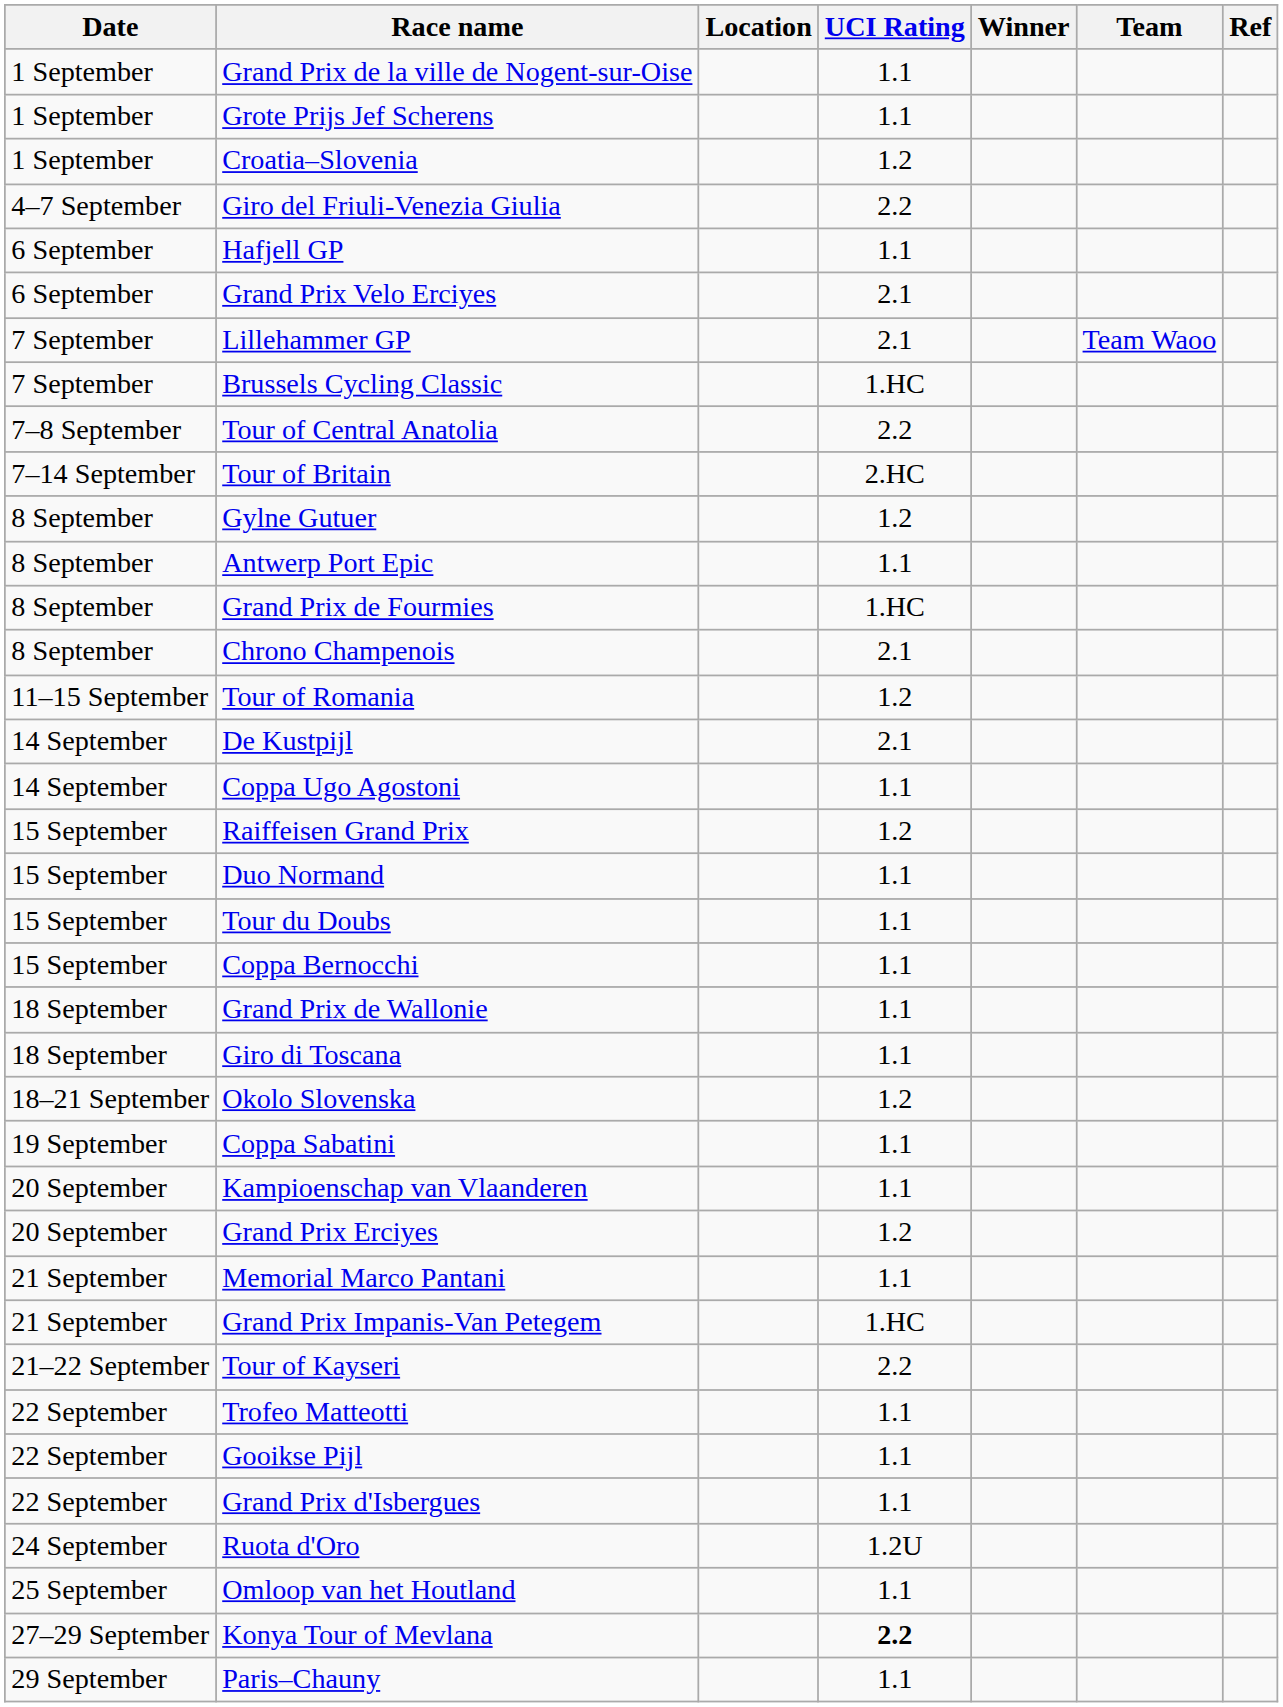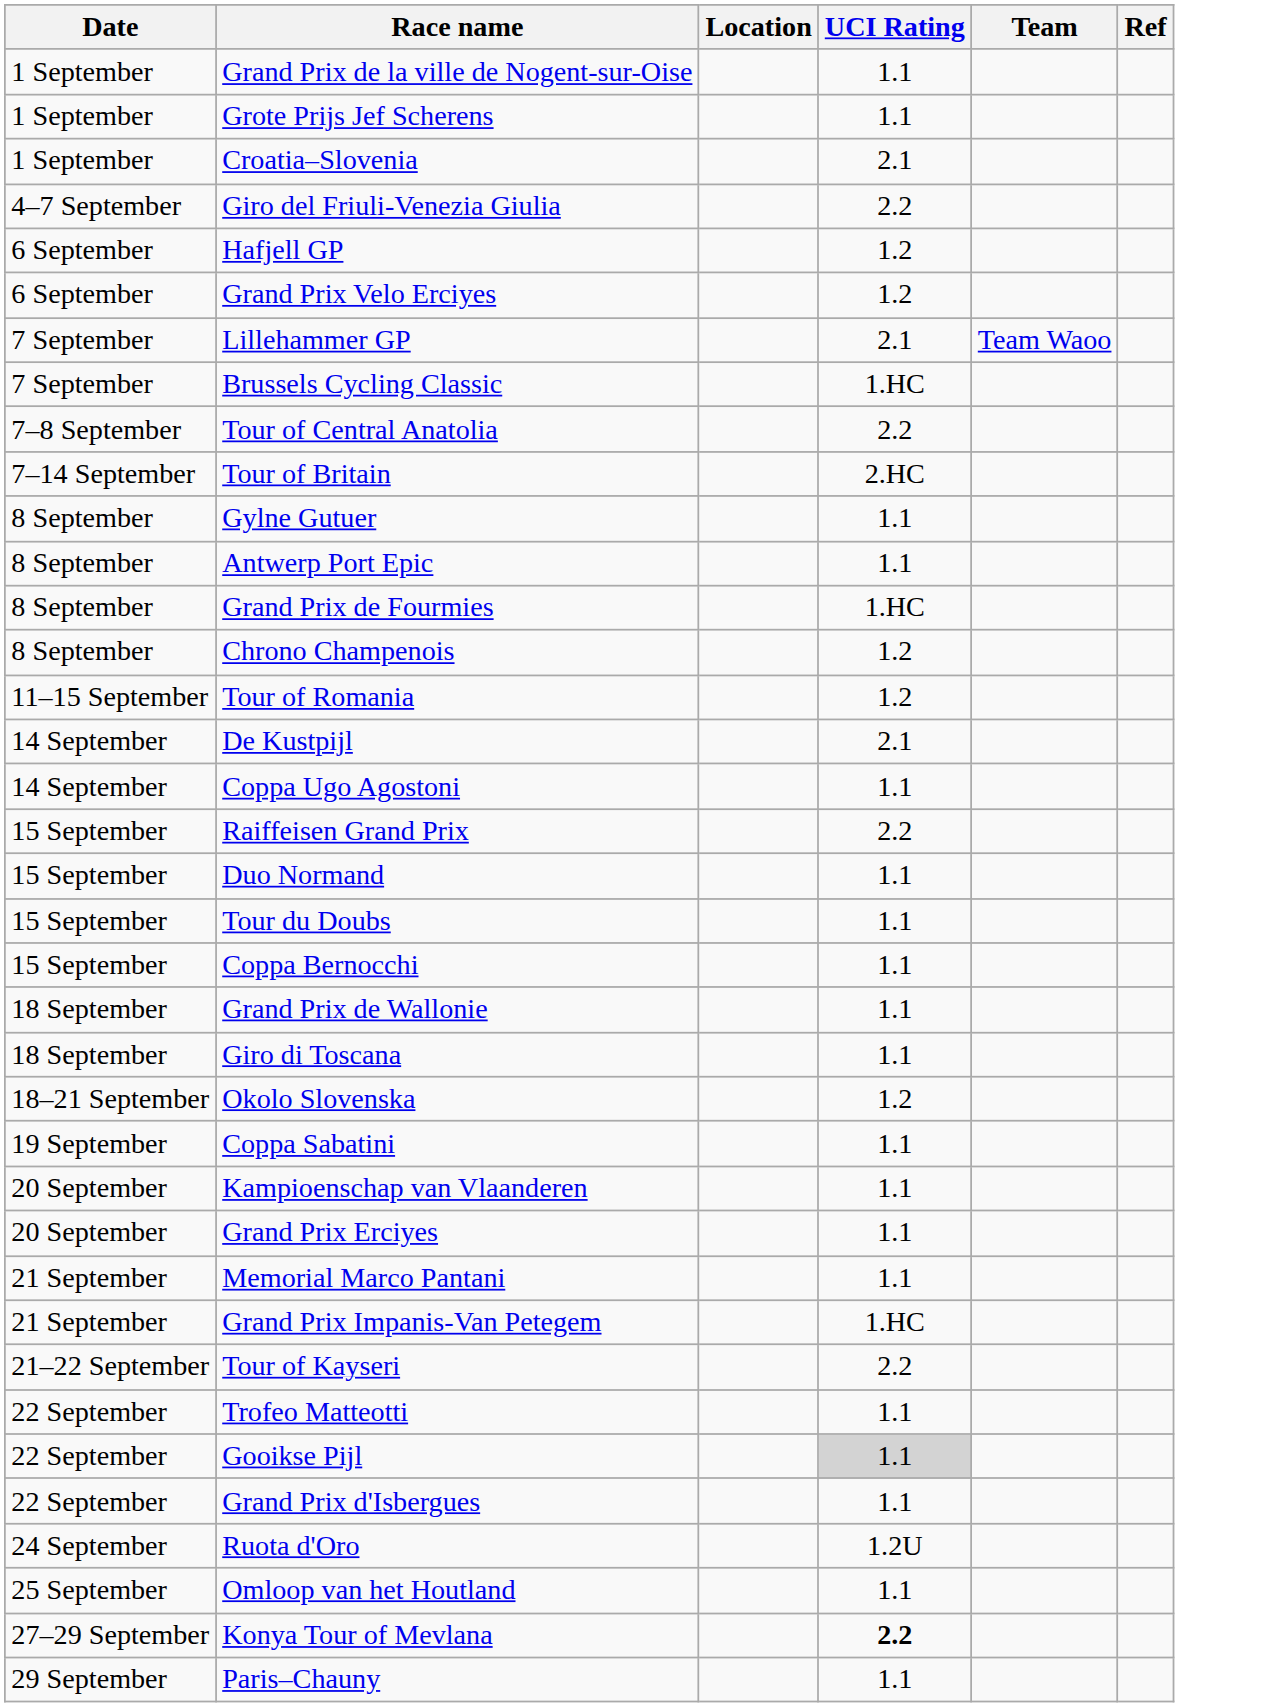- column: (1024, 26)
(895, 160) 1.2 -> (895, 160) 2.1
(895, 250) 1.1 -> (895, 250) 1.2
(895, 294) 2.1 -> (895, 294) 1.2
(895, 518) 1.2 -> (895, 518) 1.1
(895, 652) 2.1 -> (895, 652) 1.2
(895, 830) 1.2 -> (895, 830) 2.2
(895, 1232) 1.2 -> (895, 1232) 1.1
(895, 1455) no background -> (895, 1455) lightgrey background
